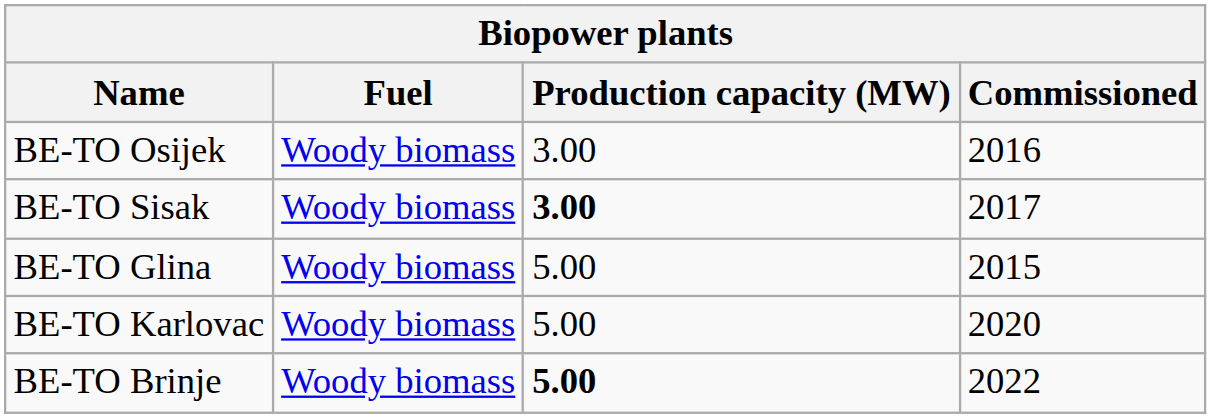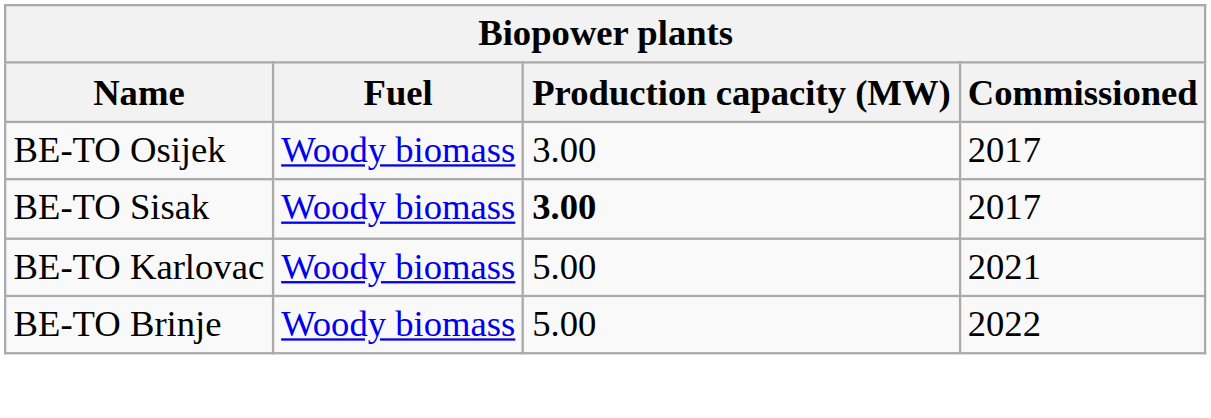(1004, 149) 2016 -> (1004, 149) 2017
- row: (112, 265)
(1004, 324) 2020 -> (1004, 265) 2021
(564, 382) bold -> (564, 324) normal
